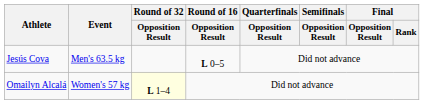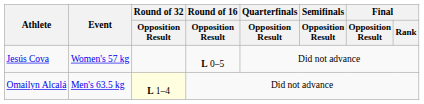(98, 59) Men's 63.5 kg -> (100, 59) Women's 57 kg
(100, 86) Women's 57 kg -> (98, 86) Men's 63.5 kg
